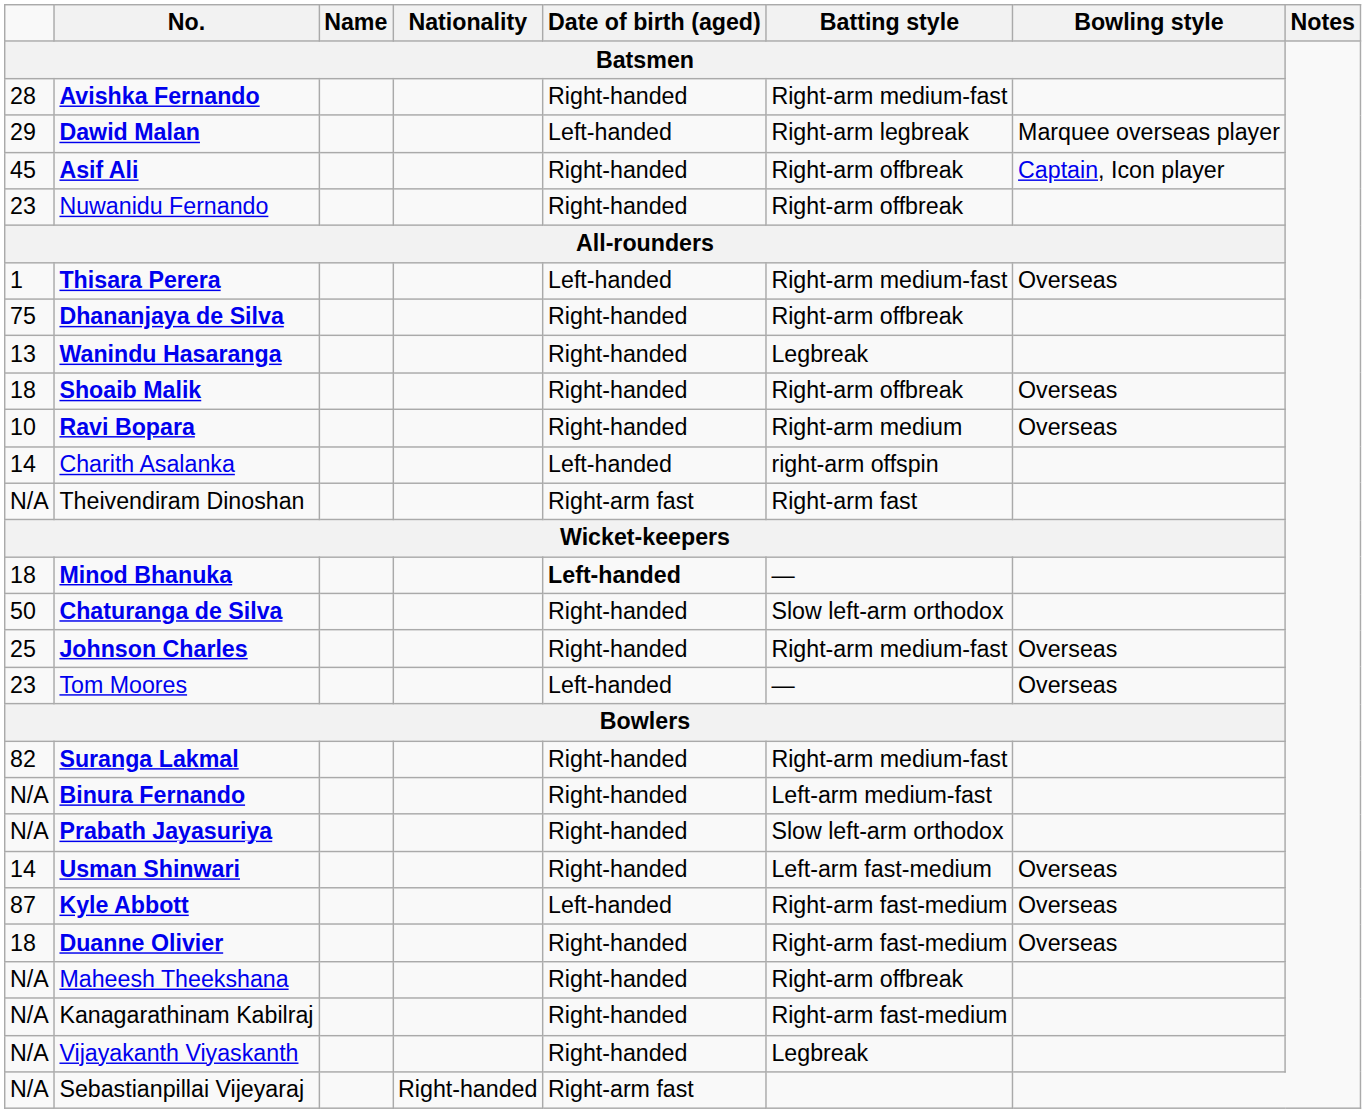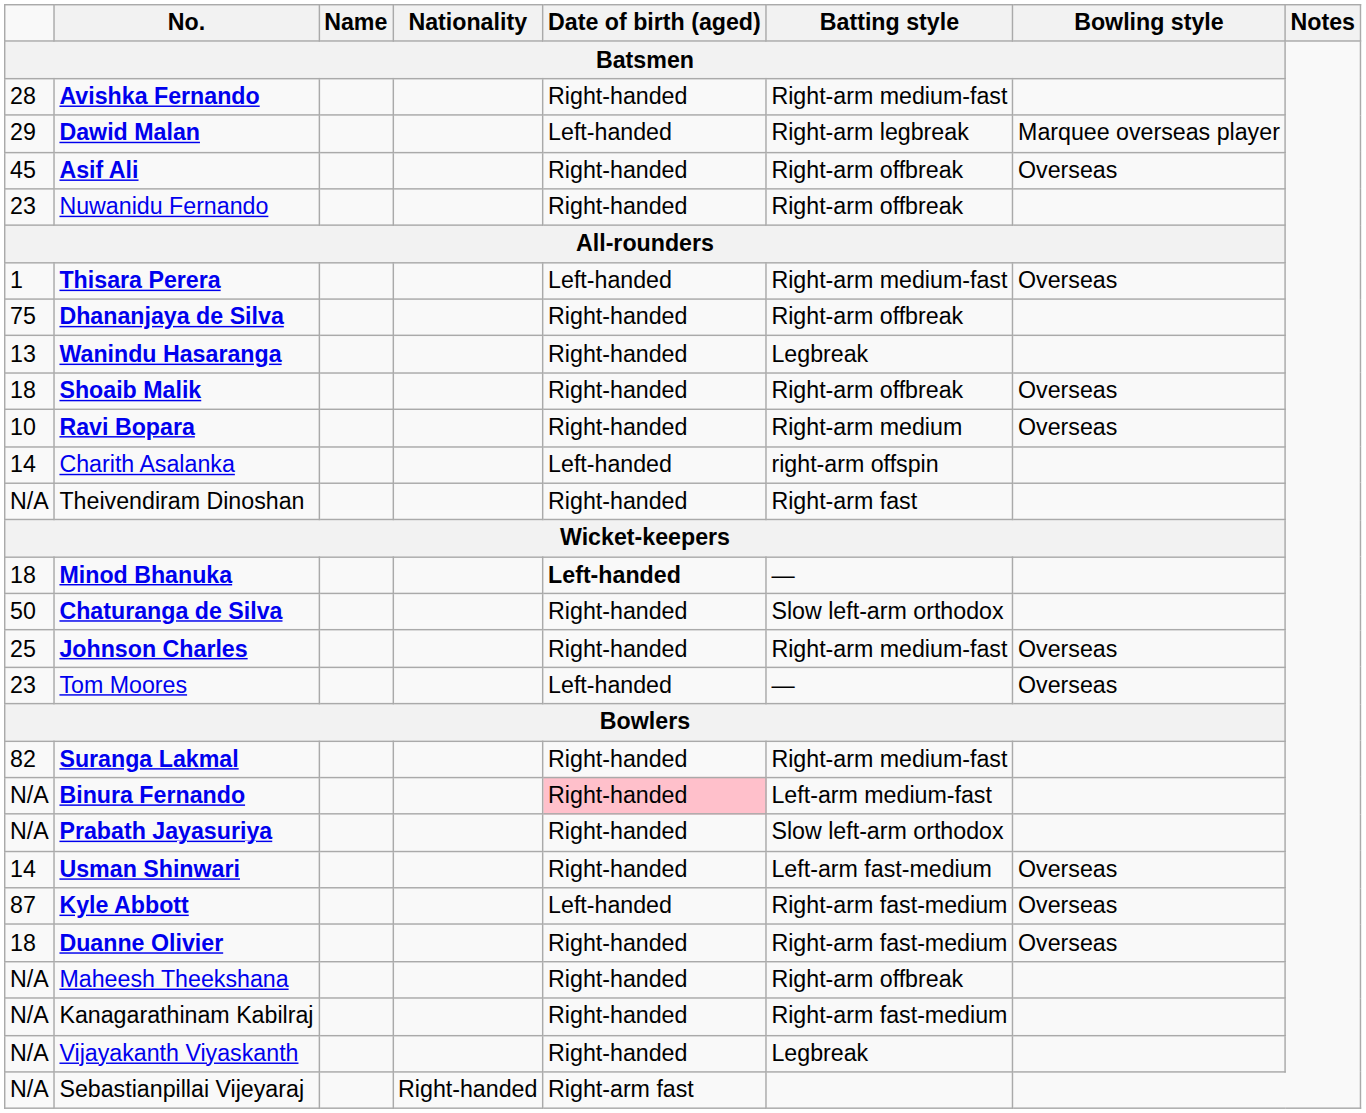(1121, 170) Captain, Icon player -> (1068, 170) Overseas
(621, 501) Right-arm fast -> (618, 501) Right-handed
(618, 795) no background -> (618, 795) pink background
